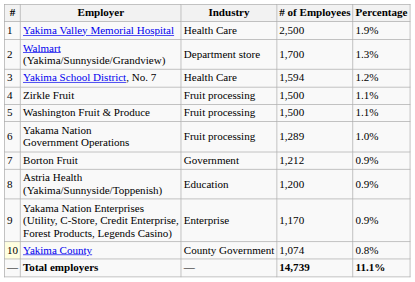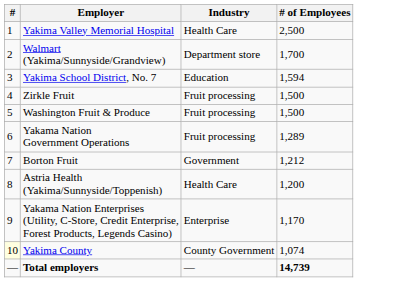- column: (381, 13)
(210, 78) Health Care -> (206, 78) Education
(206, 184) Education -> (210, 184) Health Care
